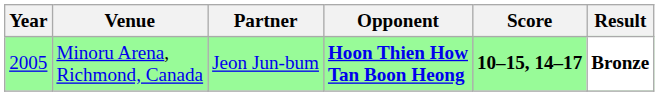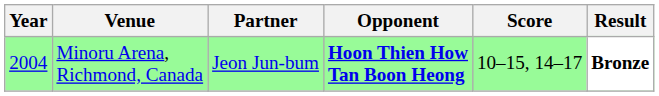(28, 63) 2005 -> (28, 63) 2004
(530, 63) bold -> (530, 63) normal
